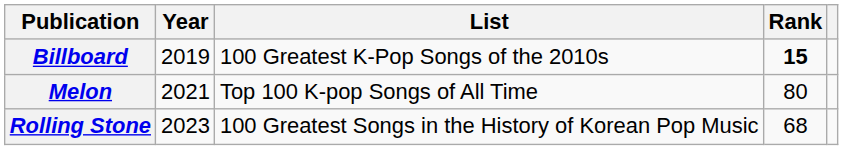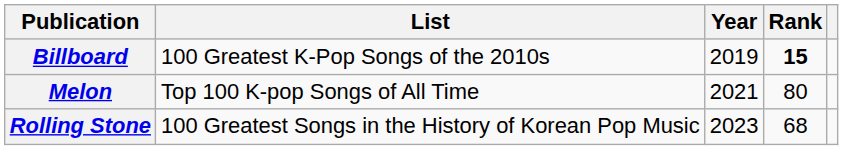columns swapped: (185, 21) <-> (489, 21)
